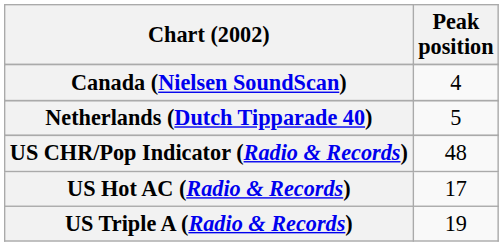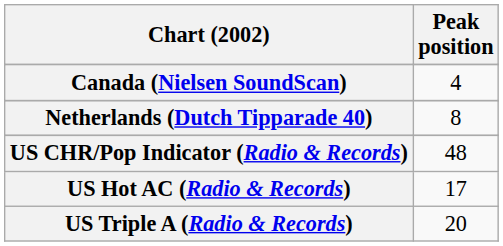(456, 117) 5 -> (456, 117) 8
(456, 223) 19 -> (456, 223) 20
